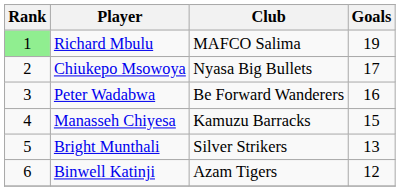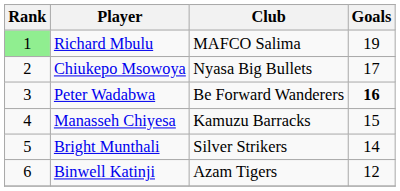(371, 95) normal -> (371, 95) bold
(371, 146) 13 -> (371, 146) 14
